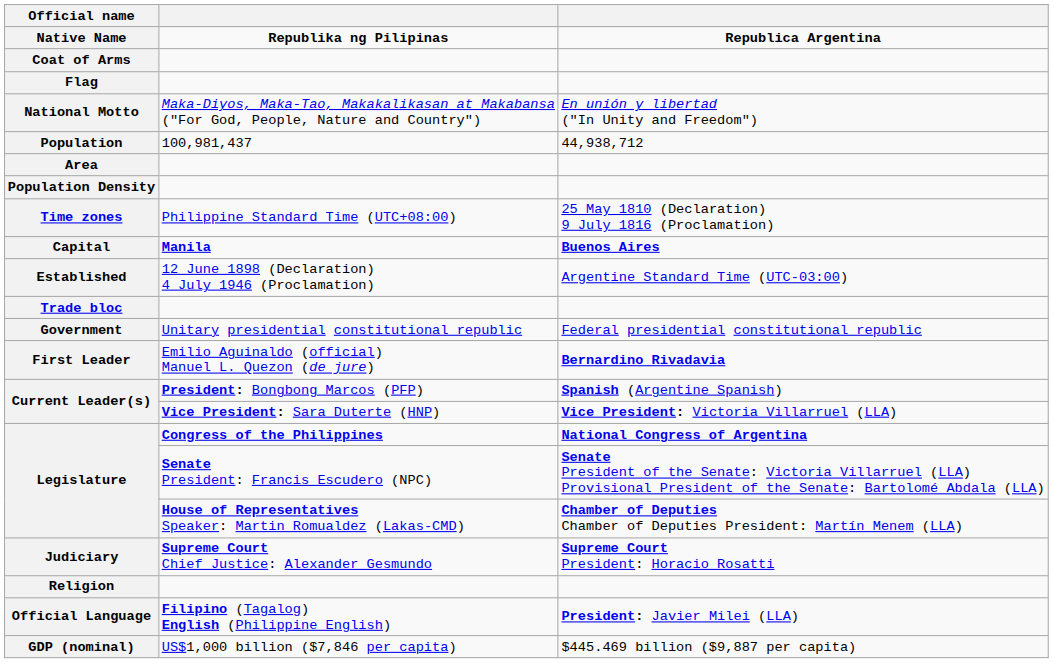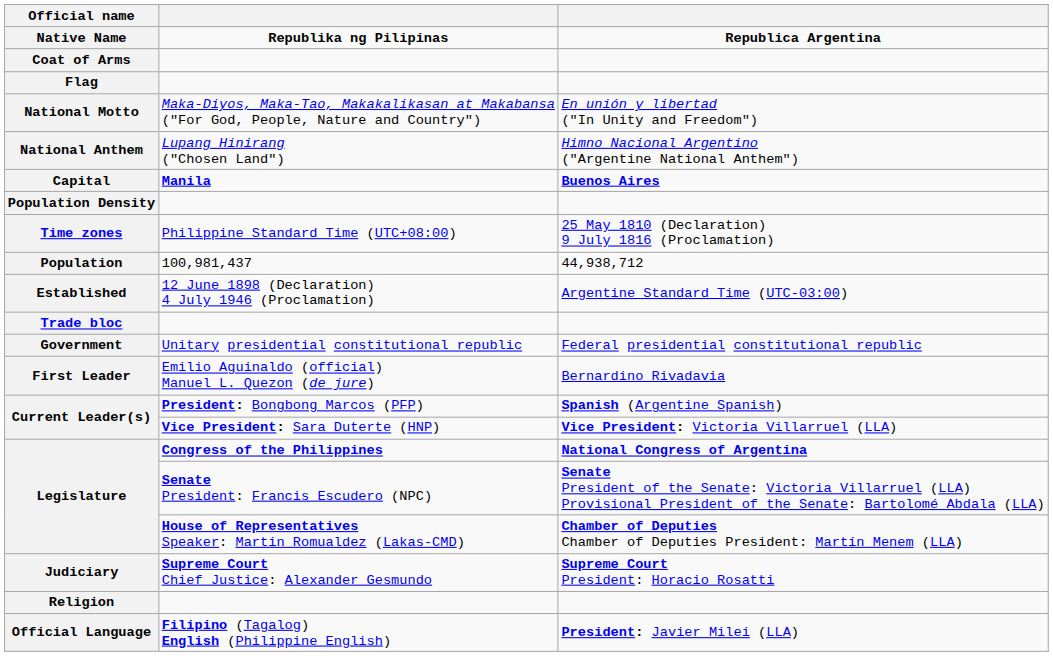+ row: (82, 151)
rows swapped: (81, 143) <-> (81, 247)
- row: (82, 165)
(643, 360) bold -> (643, 376) normal
- row: (81, 647)
